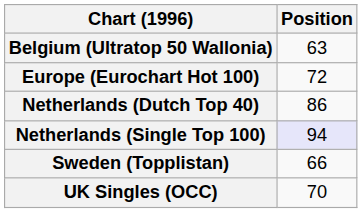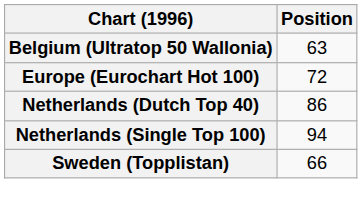(317, 134) lavender background -> (317, 134) no background
- row: (141, 192)
